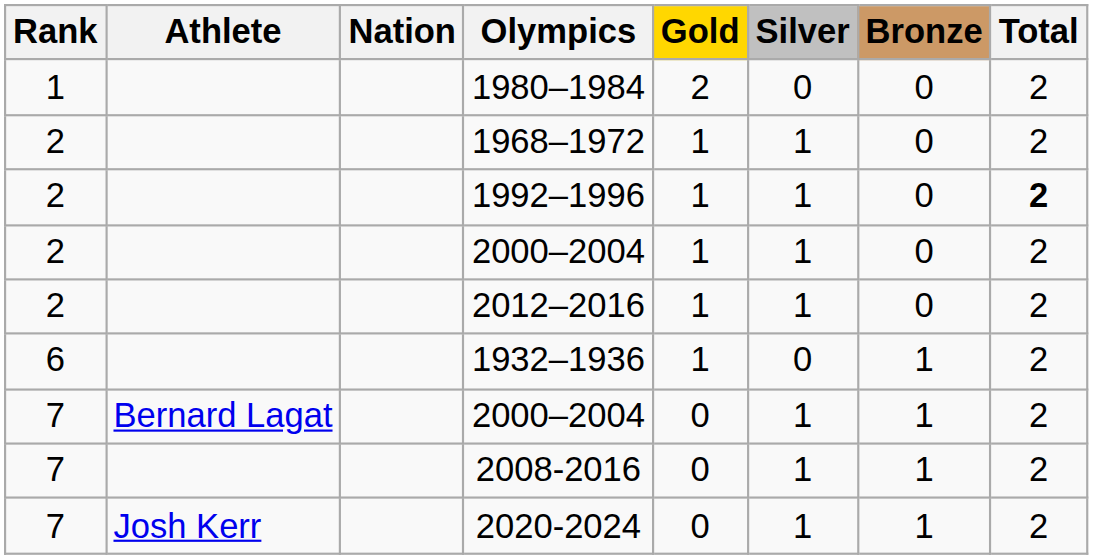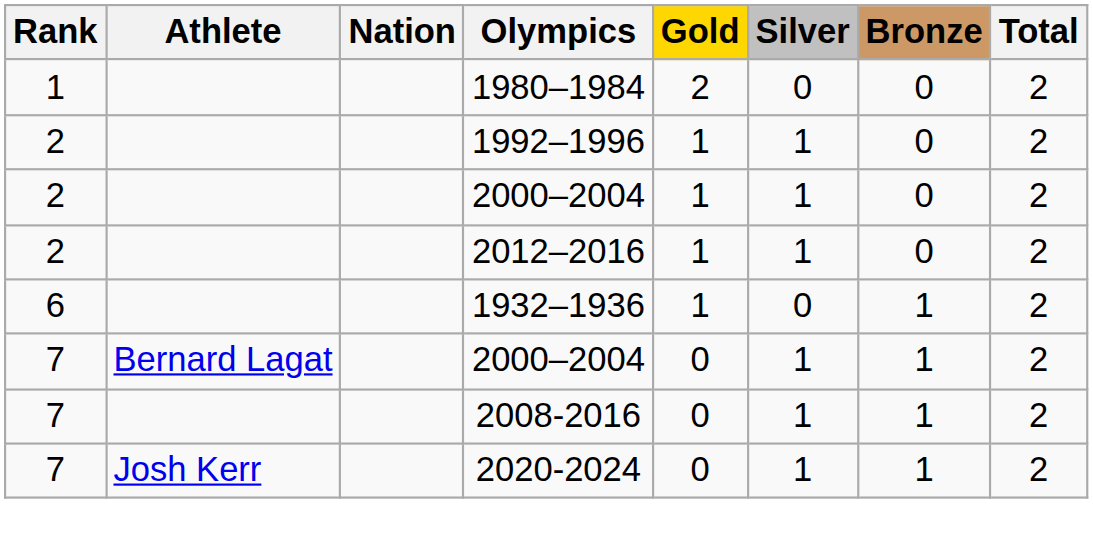- row: (55, 141)
(1039, 196) bold -> (1039, 141) normal
